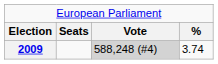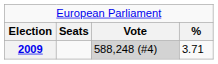(193, 49) 3.74 -> (193, 49) 3.71
